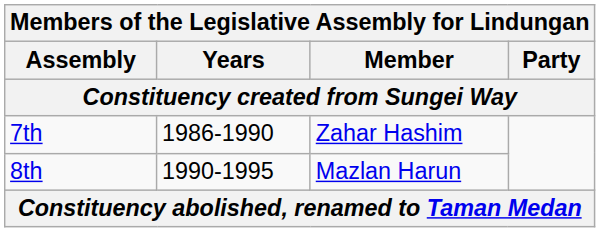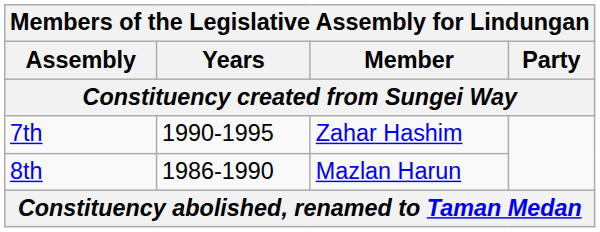(218, 134) 1986-1990 -> (218, 134) 1990-1995
(218, 171) 1990-1995 -> (218, 171) 1986-1990
